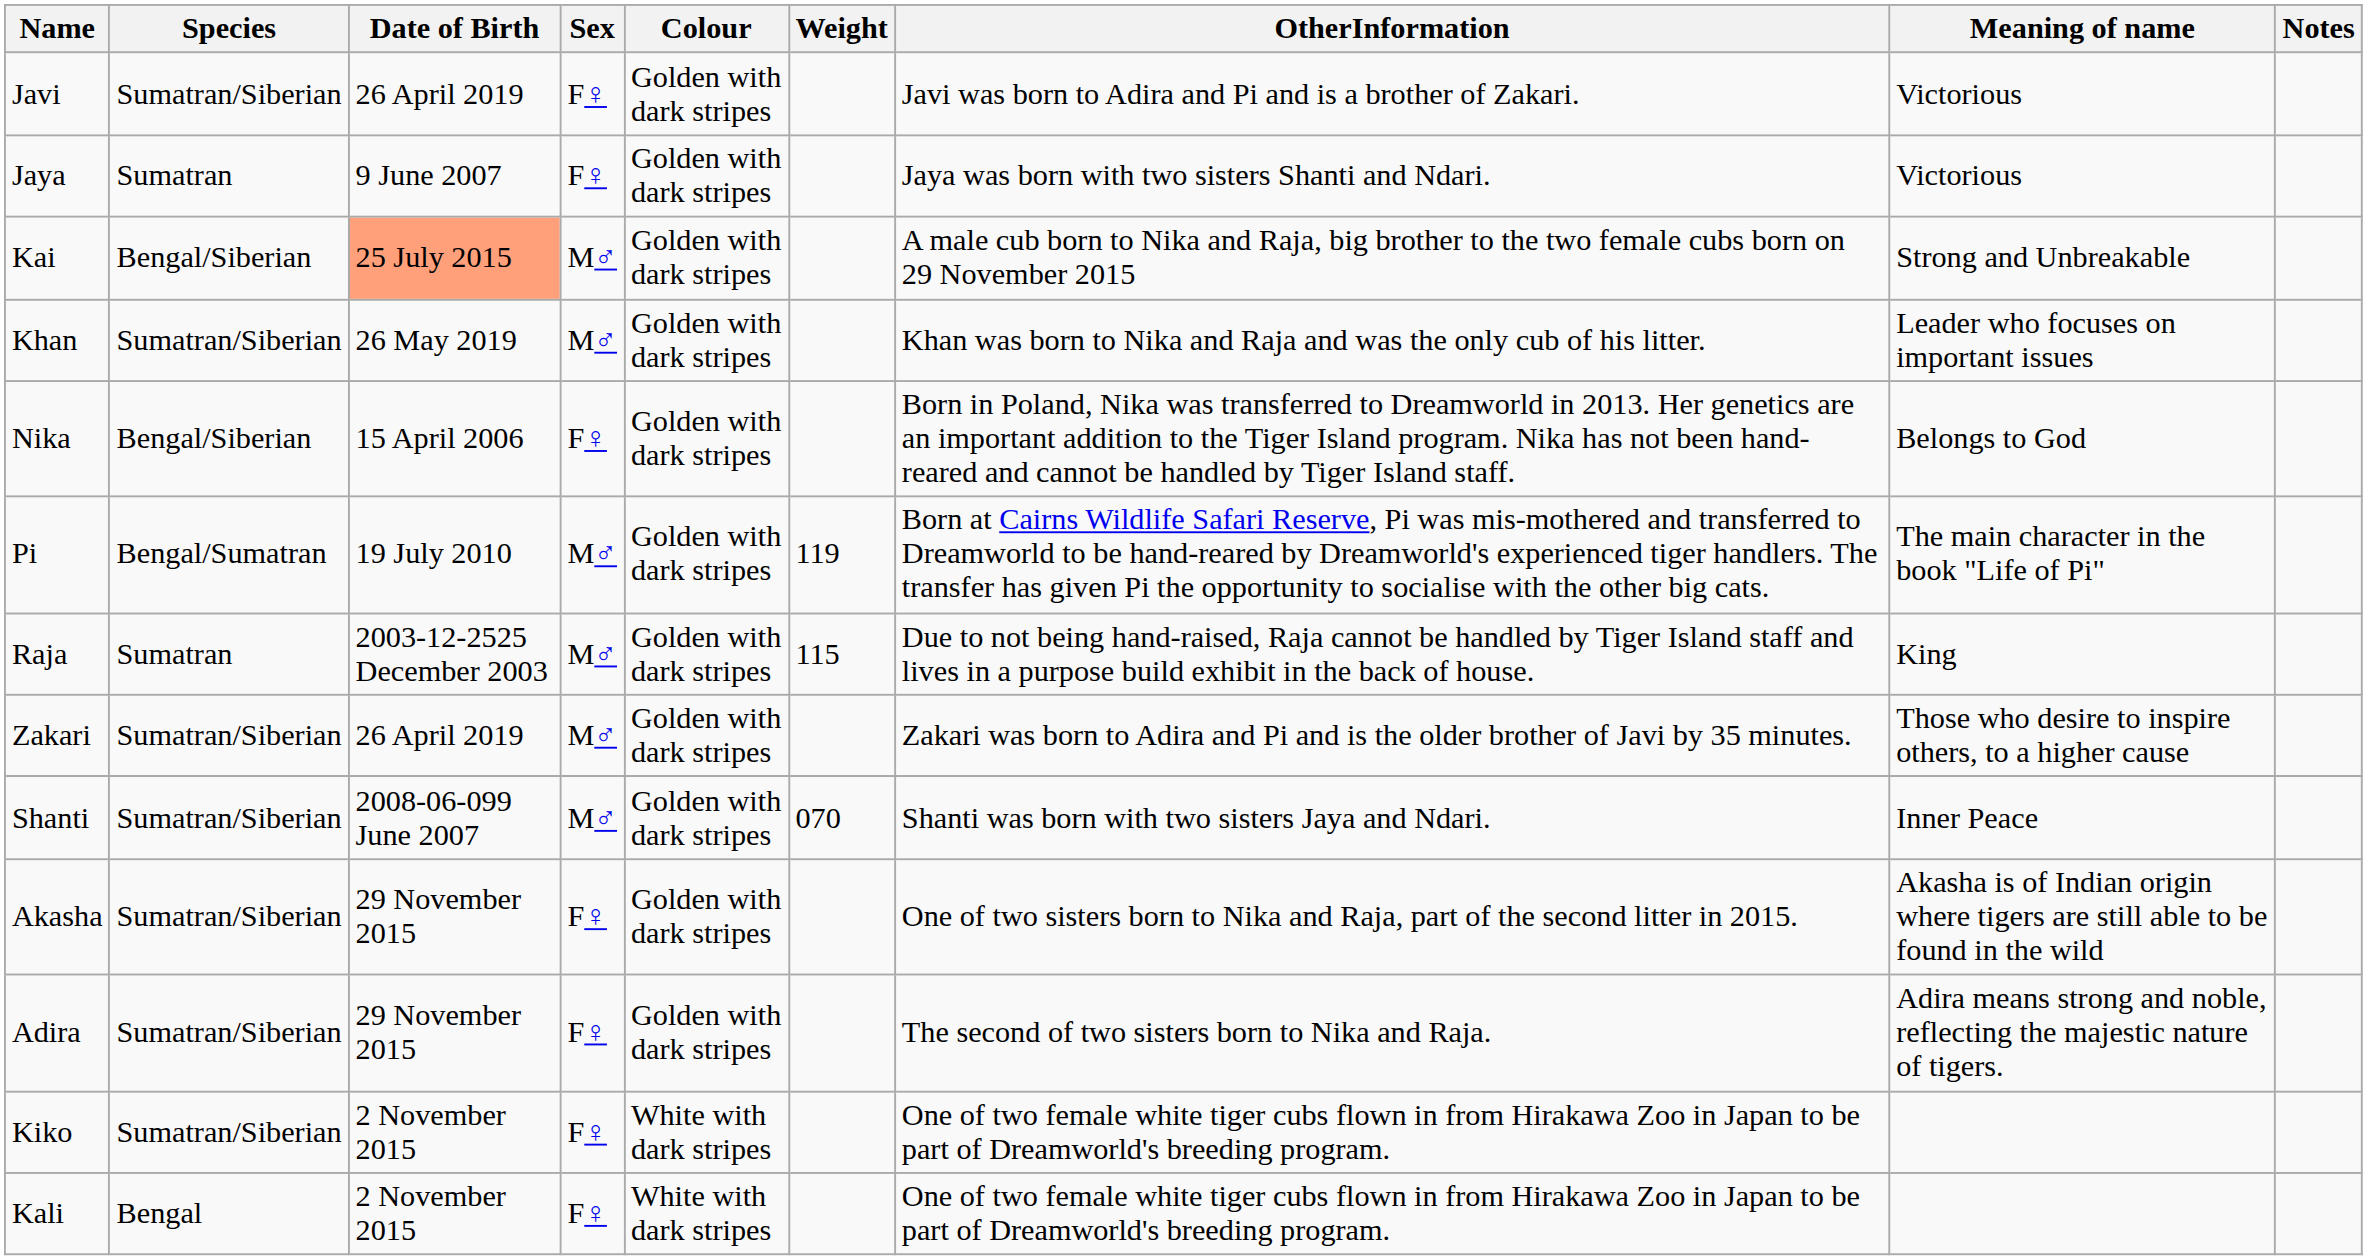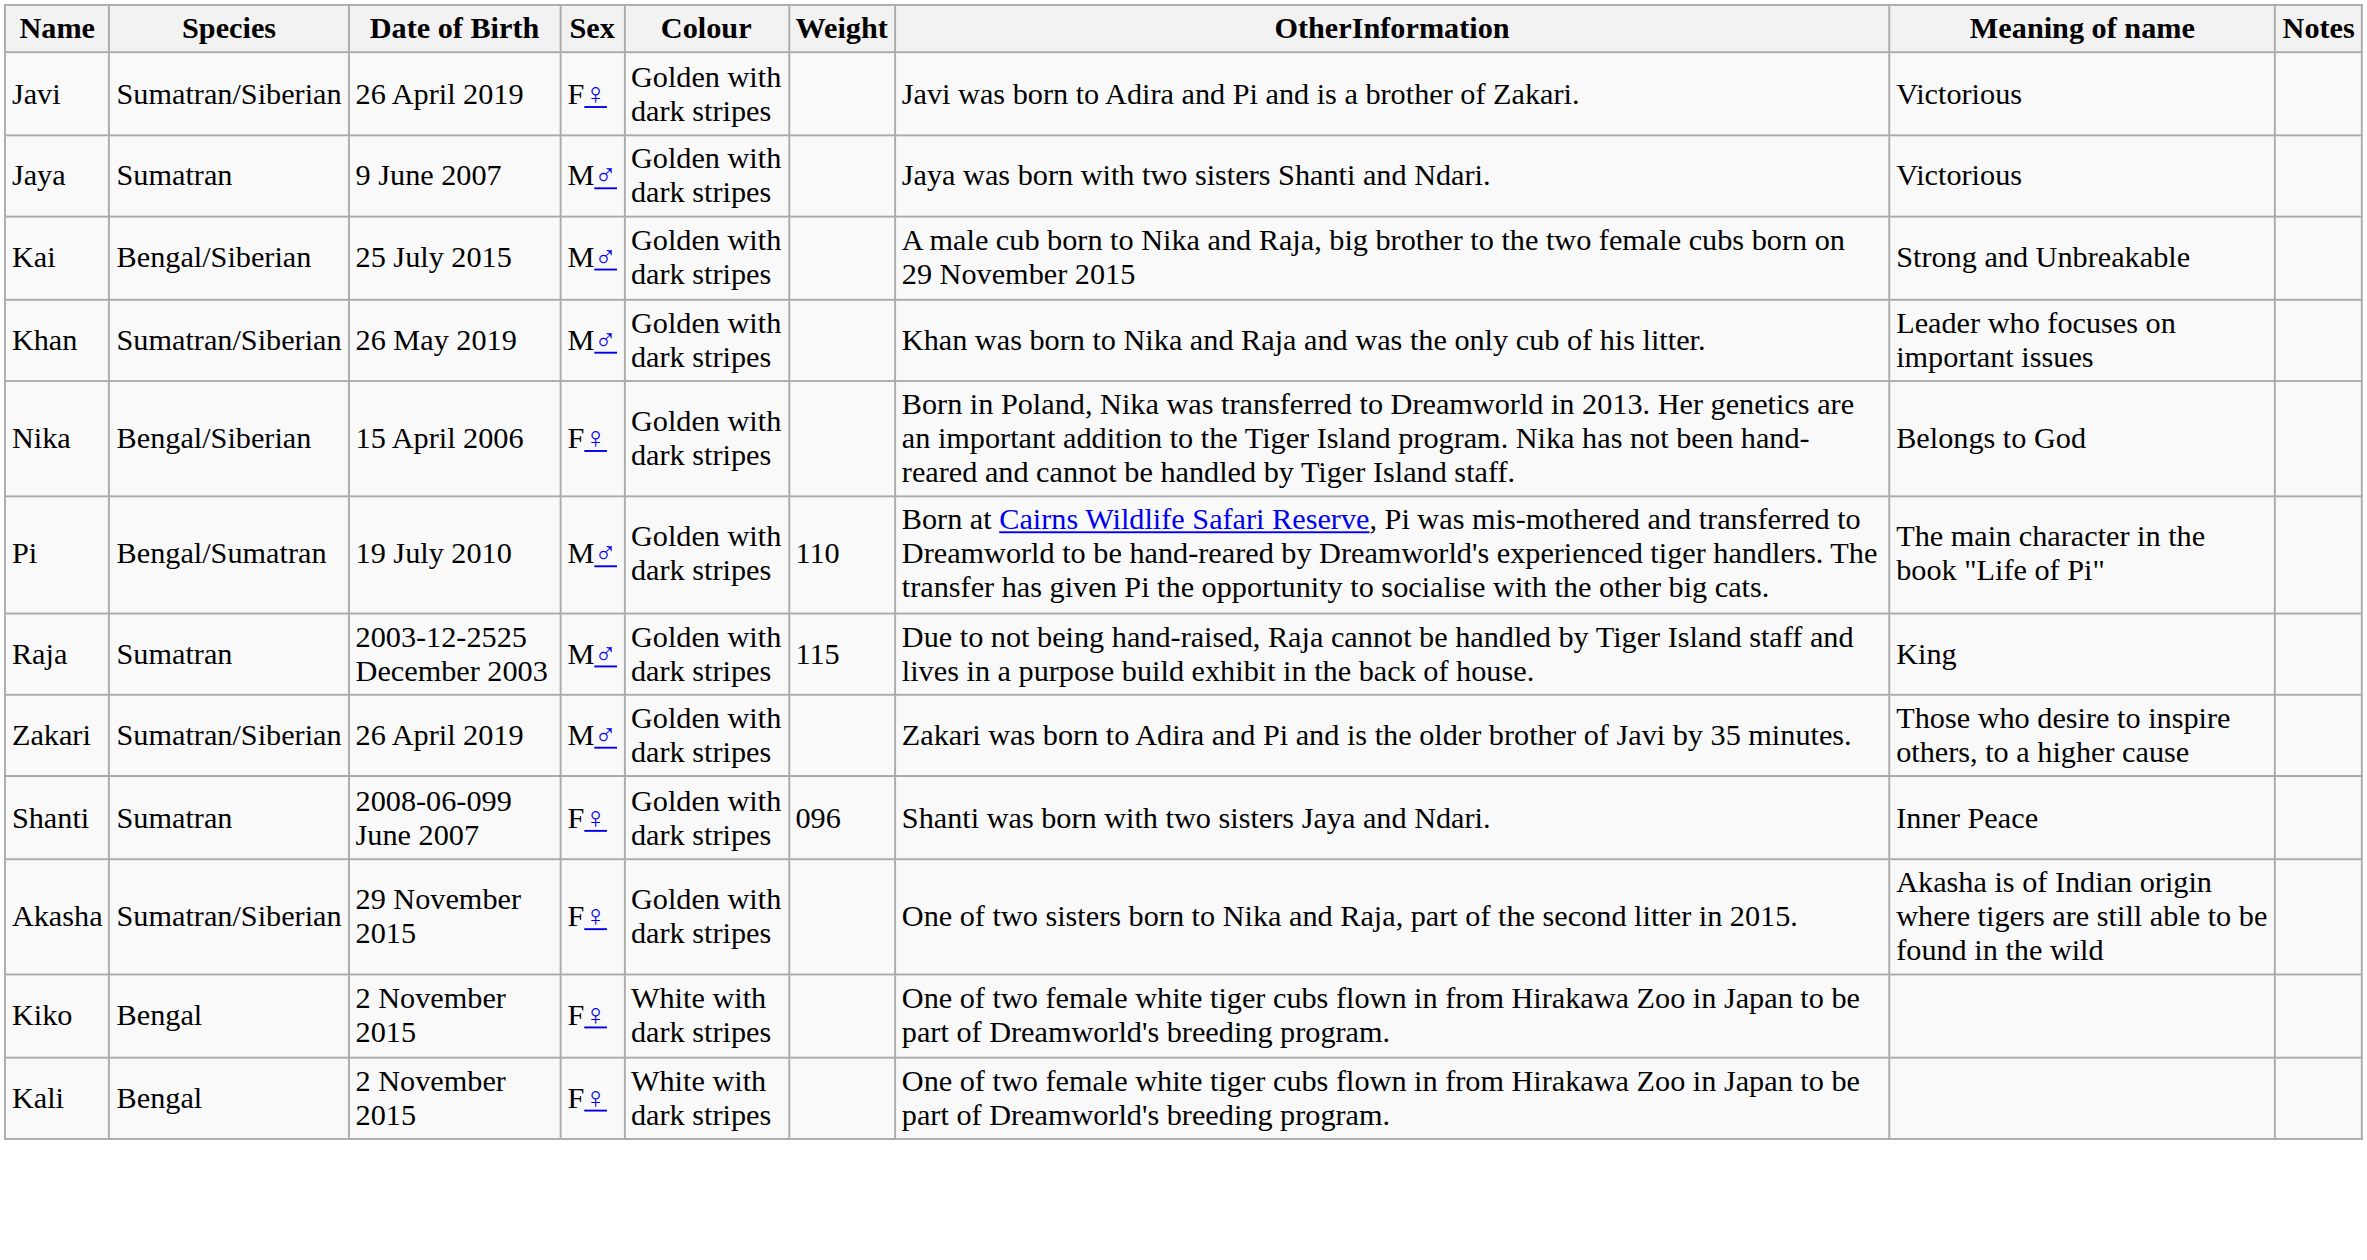(587, 175) F♀ -> (592, 175) M♂
(434, 257) lightsalmon background -> (434, 257) no background
(818, 554) 119 -> (818, 554) 110
(229, 817) Sumatran/Siberian -> (174, 817) Sumatran
(592, 817) M♂ -> (587, 817) F♀
(818, 817) 070 -> (818, 817) 096
- row: (46, 1032)
(229, 1131) Sumatran/Siberian -> (159, 1015) Bengal
